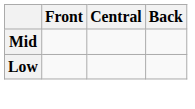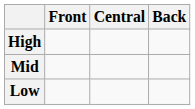+ row: (25, 41)
